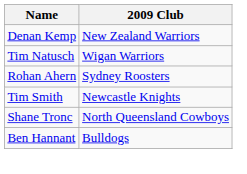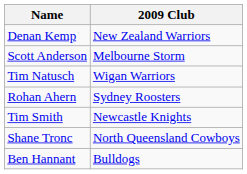+ row: (47, 55)
